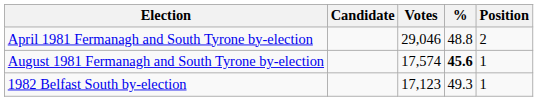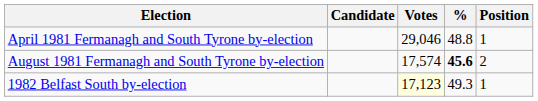(483, 38) 2 -> (483, 38) 1
(483, 61) 1 -> (483, 61) 2
(421, 84) no background -> (421, 84) lightyellow background
